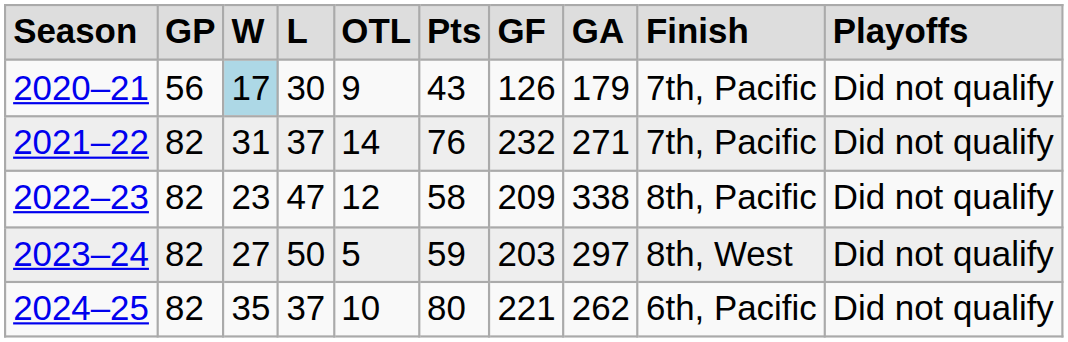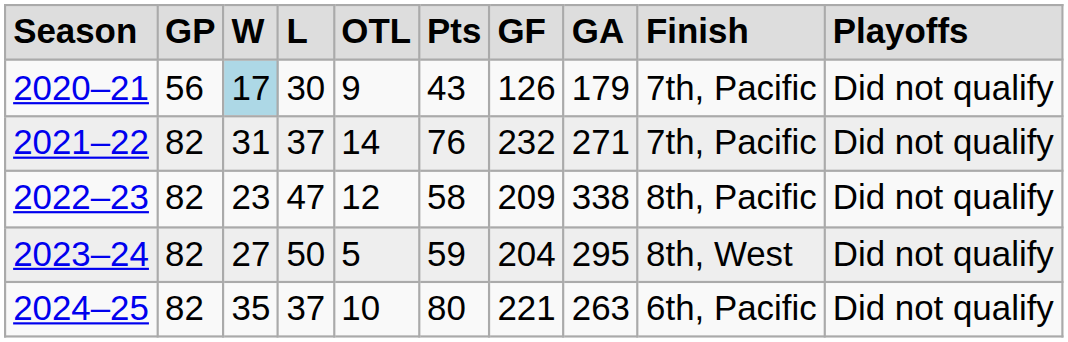(527, 253) 203 -> (527, 253) 204
(601, 253) 297 -> (601, 253) 295
(601, 308) 262 -> (601, 308) 263
